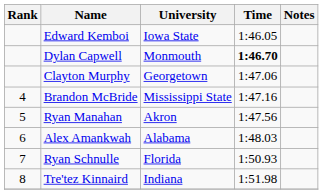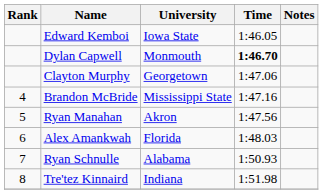(167, 138) Alabama -> (162, 138) Florida
(162, 158) Florida -> (167, 158) Alabama
